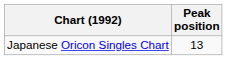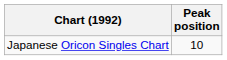(197, 45) 13 -> (197, 45) 10
